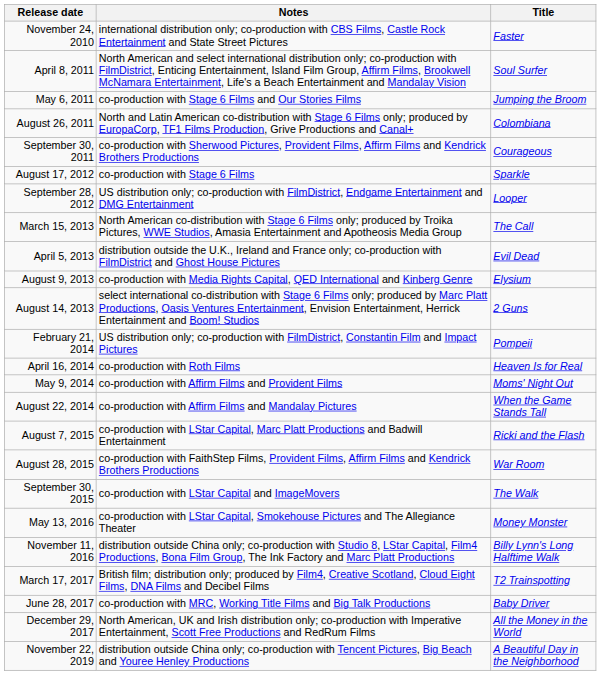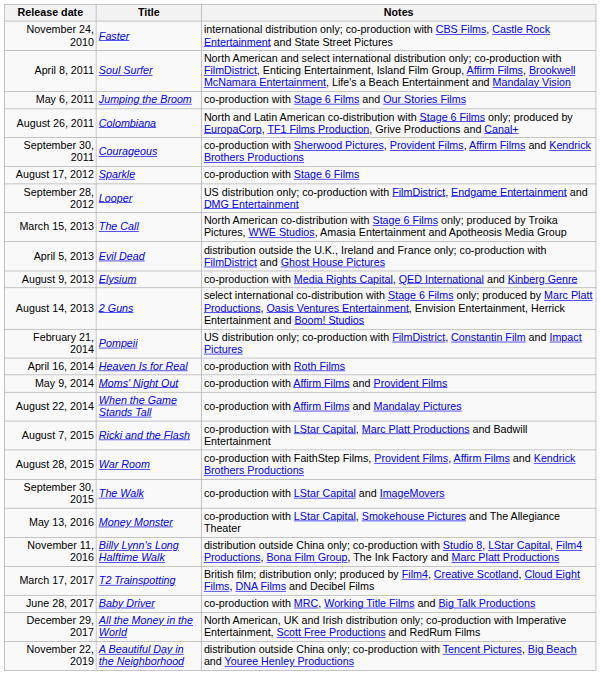columns swapped: (543, 13) <-> (294, 13)
